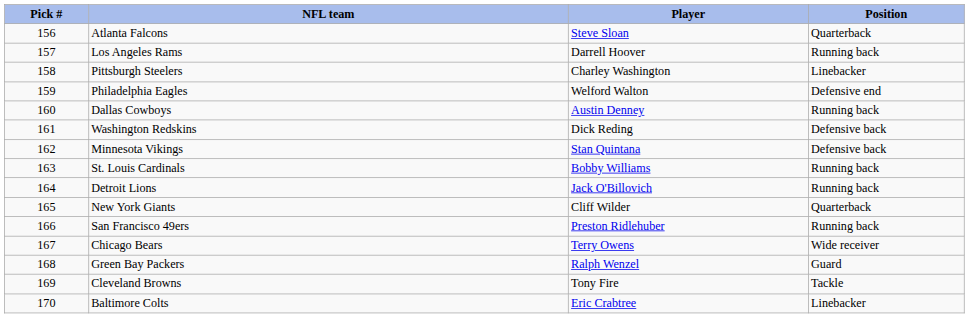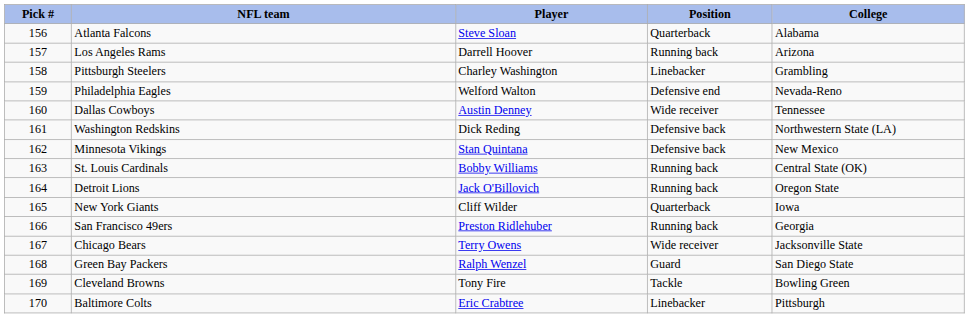+ column: (868, 14)
(845, 110) Running back -> (684, 110) Wide receiver
